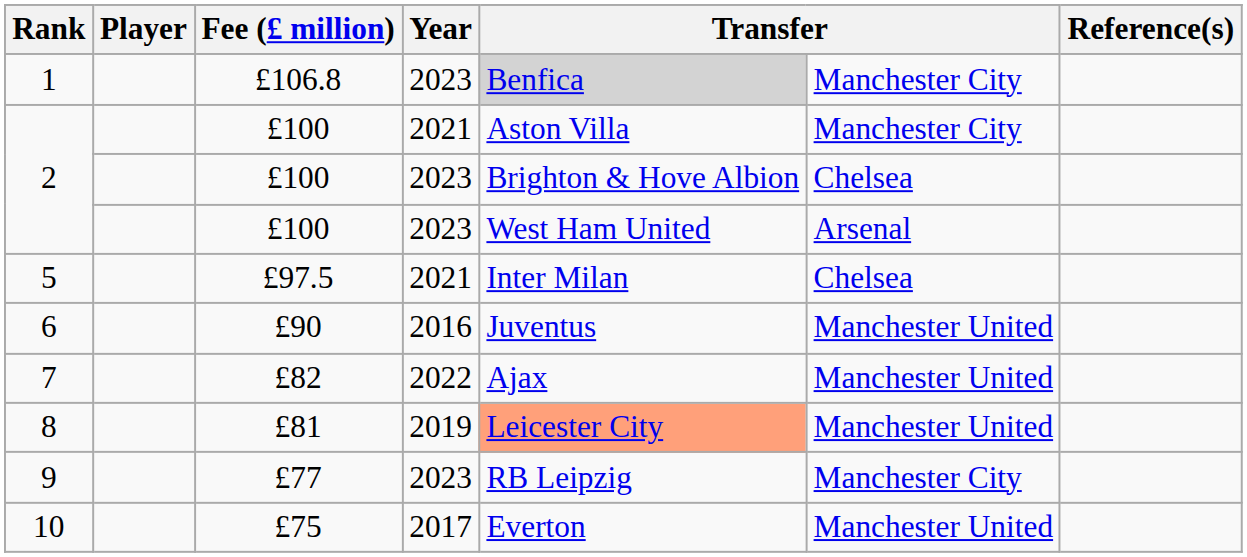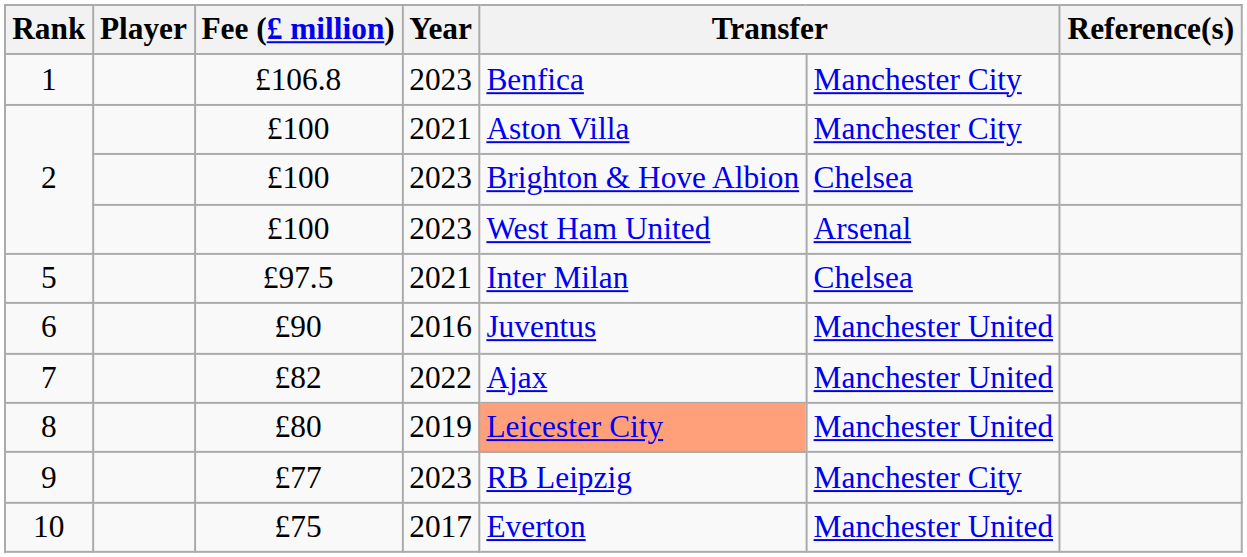(535, 79) lightgrey background -> (535, 79) no background
(298, 427) £81 -> (298, 427) £80
